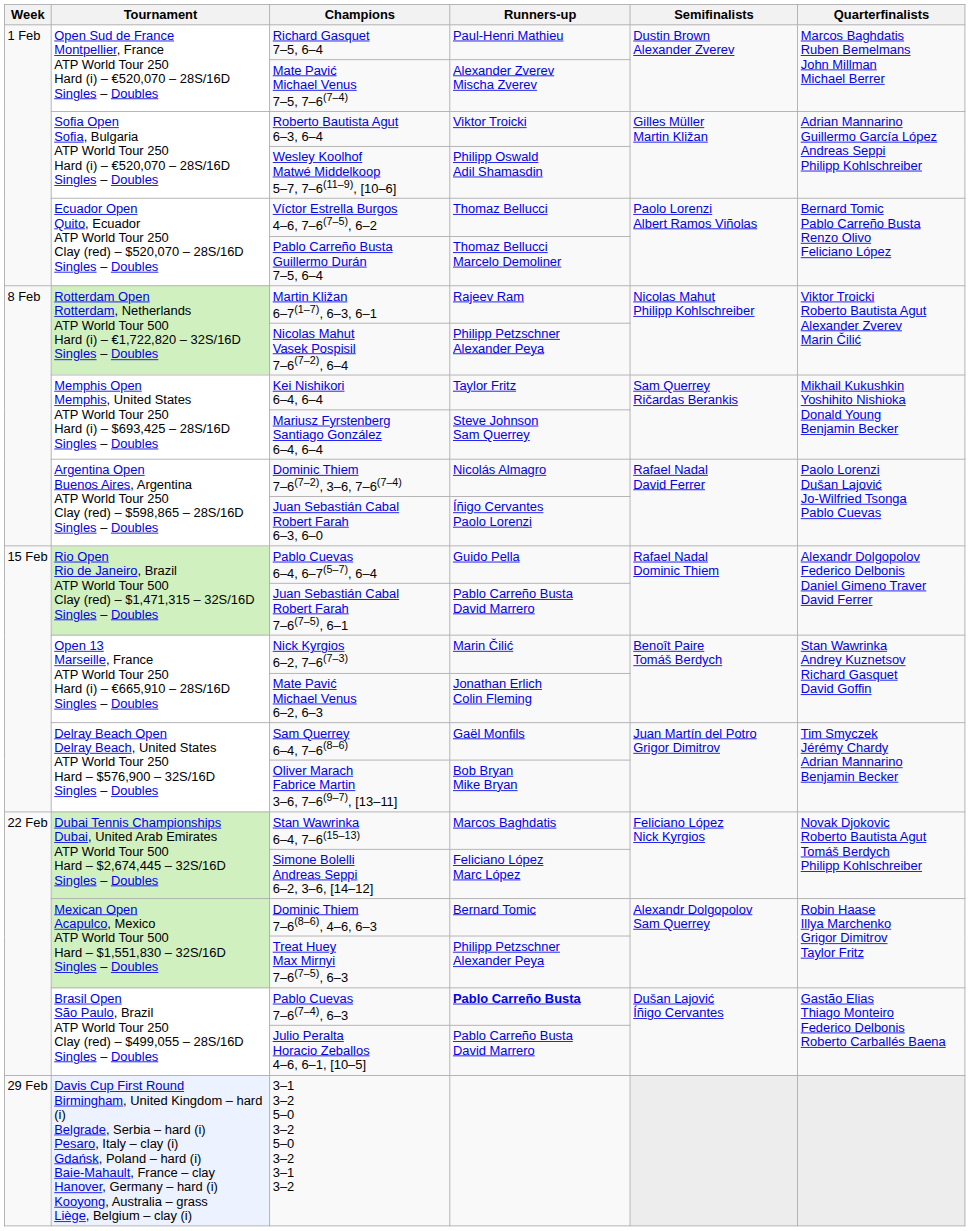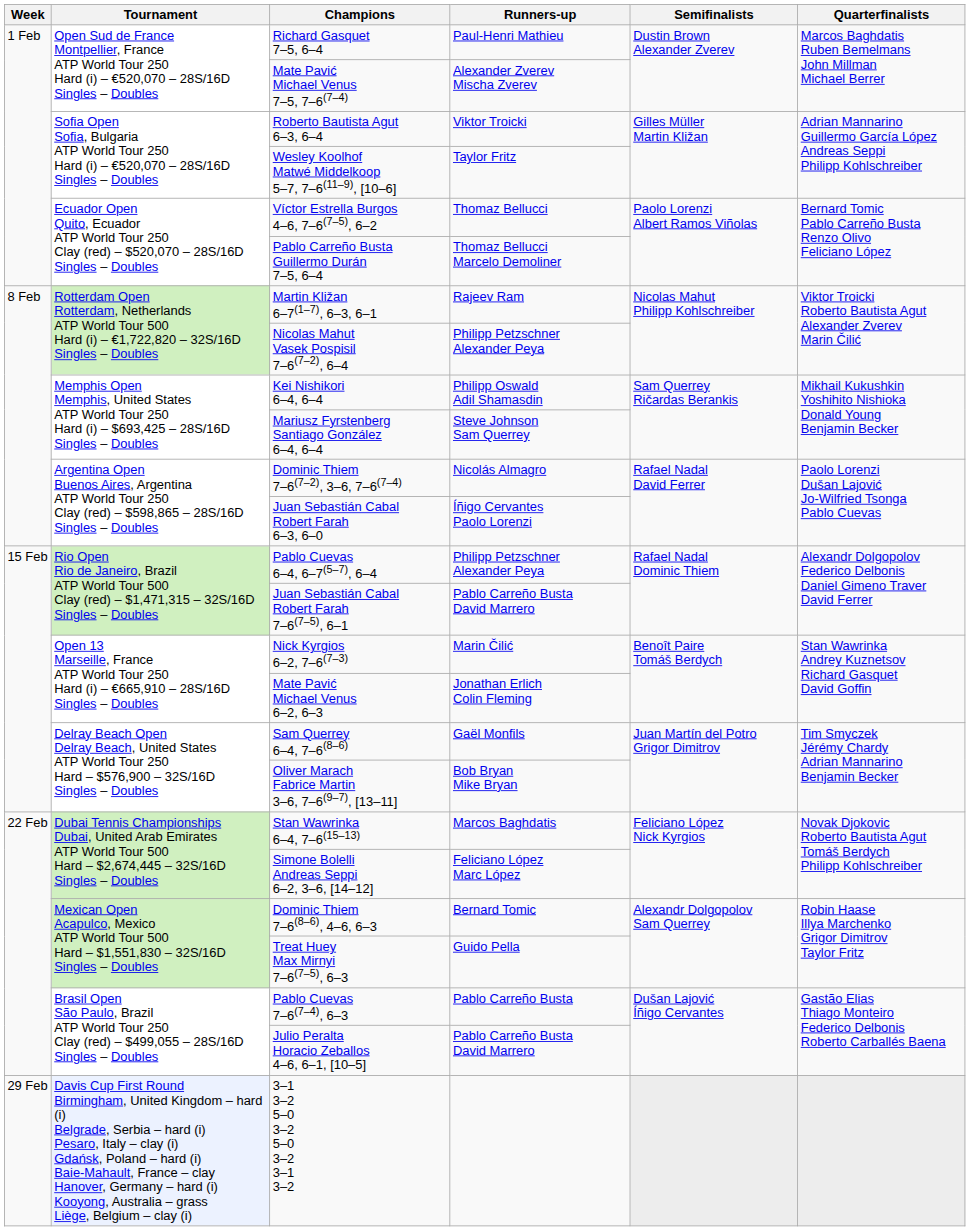(498, 164) Philipp Oswald Adil Shamasdin -> (485, 157) Taylor Fritz
(485, 385) Taylor Fritz -> (498, 393) Philipp Oswald Adil Shamasdin
(486, 556) Guido Pella -> (506, 564) Philipp Petzschner Alexander Peya
(506, 954) Philipp Petzschner Alexander Peya -> (486, 947) Guido Pella
(517, 999) bold -> (513, 999) normal
